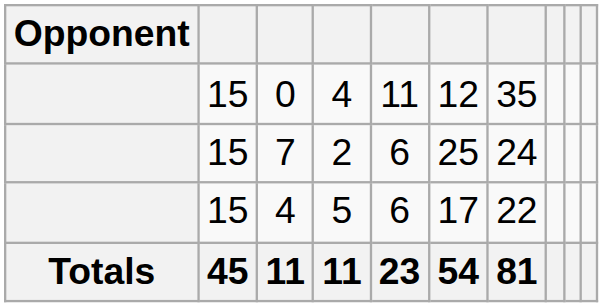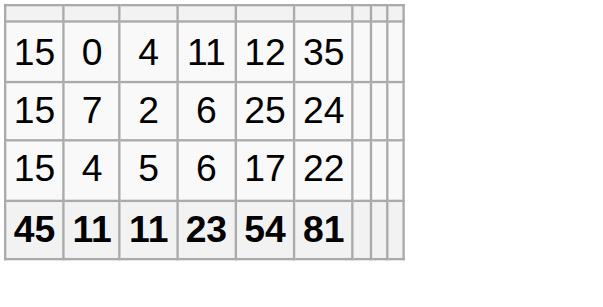- column: (102, 34)
